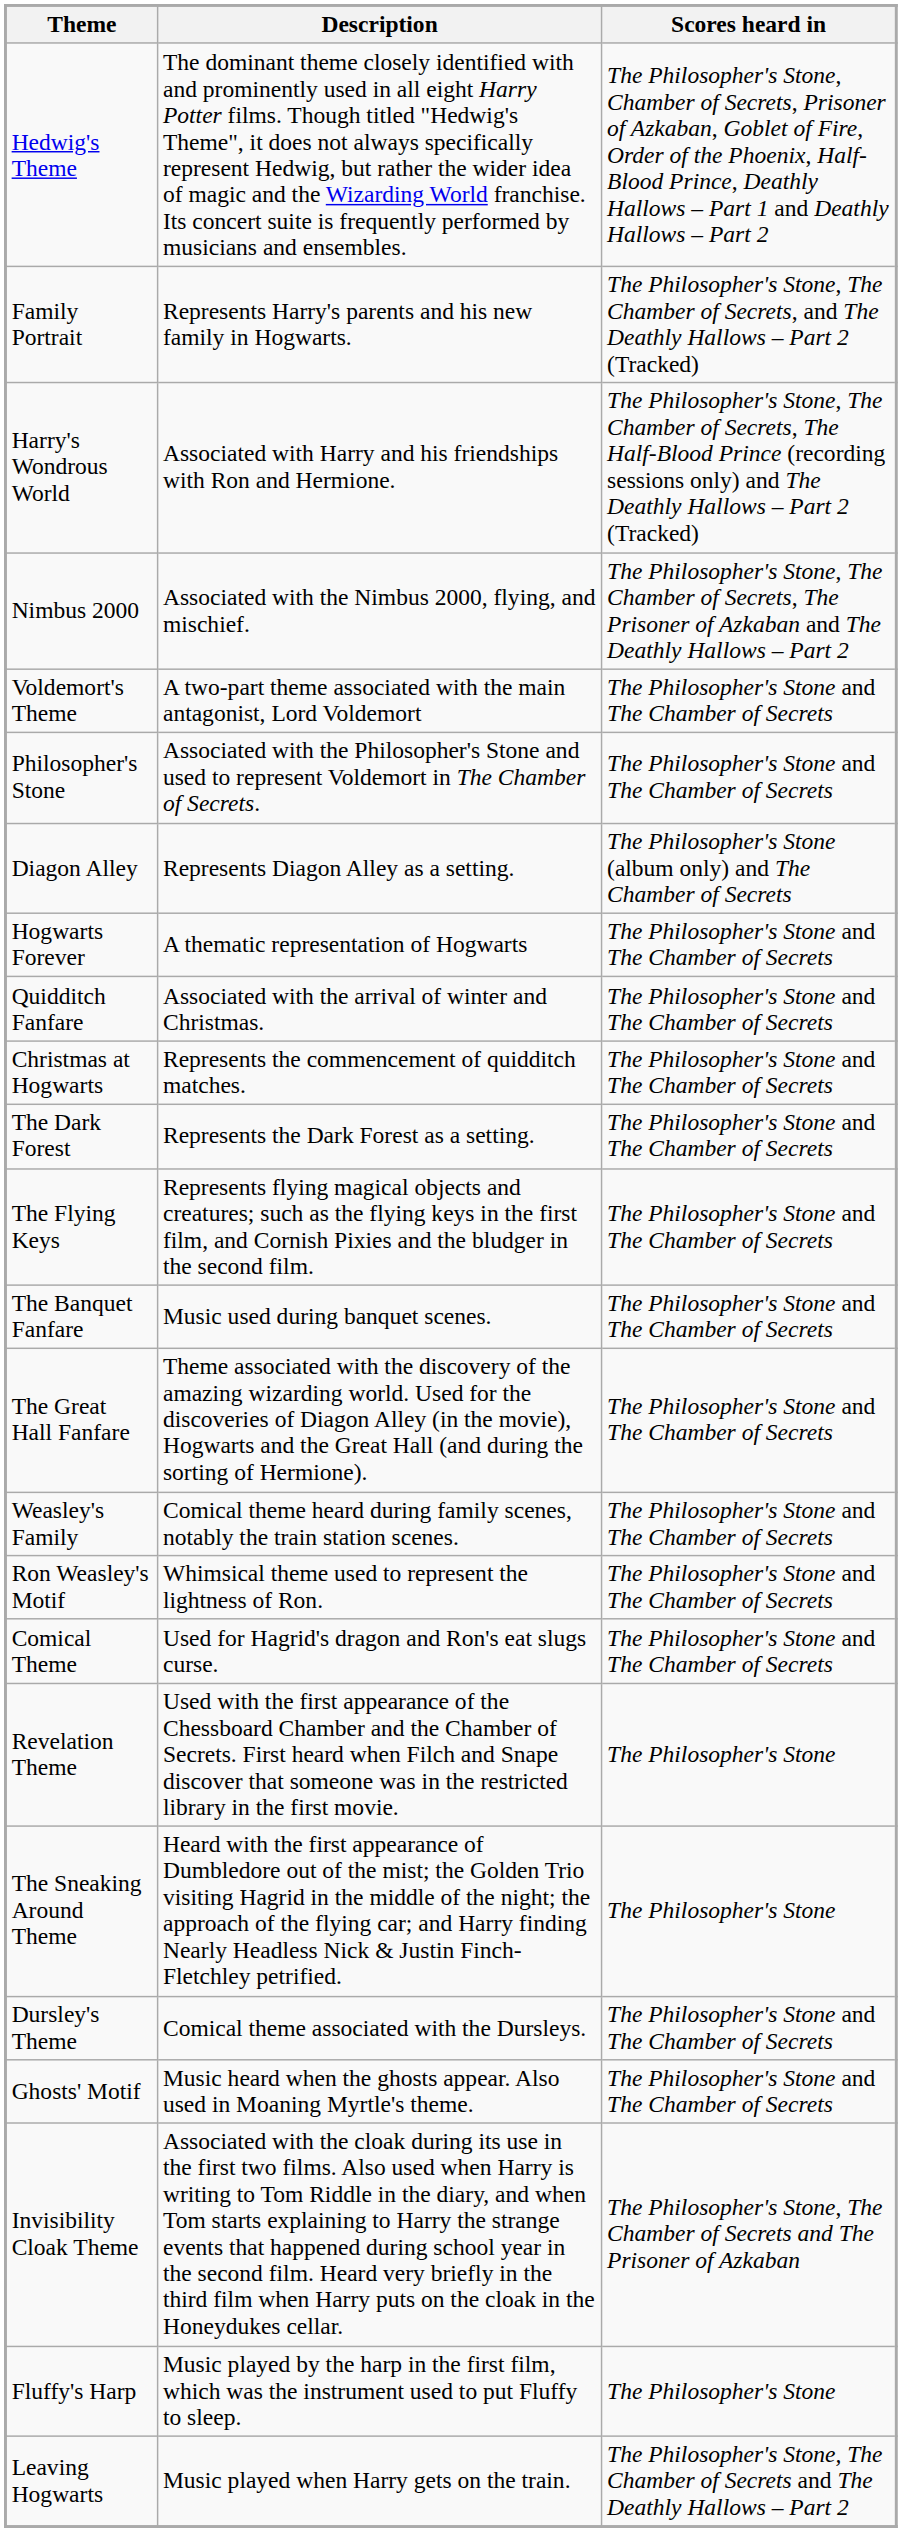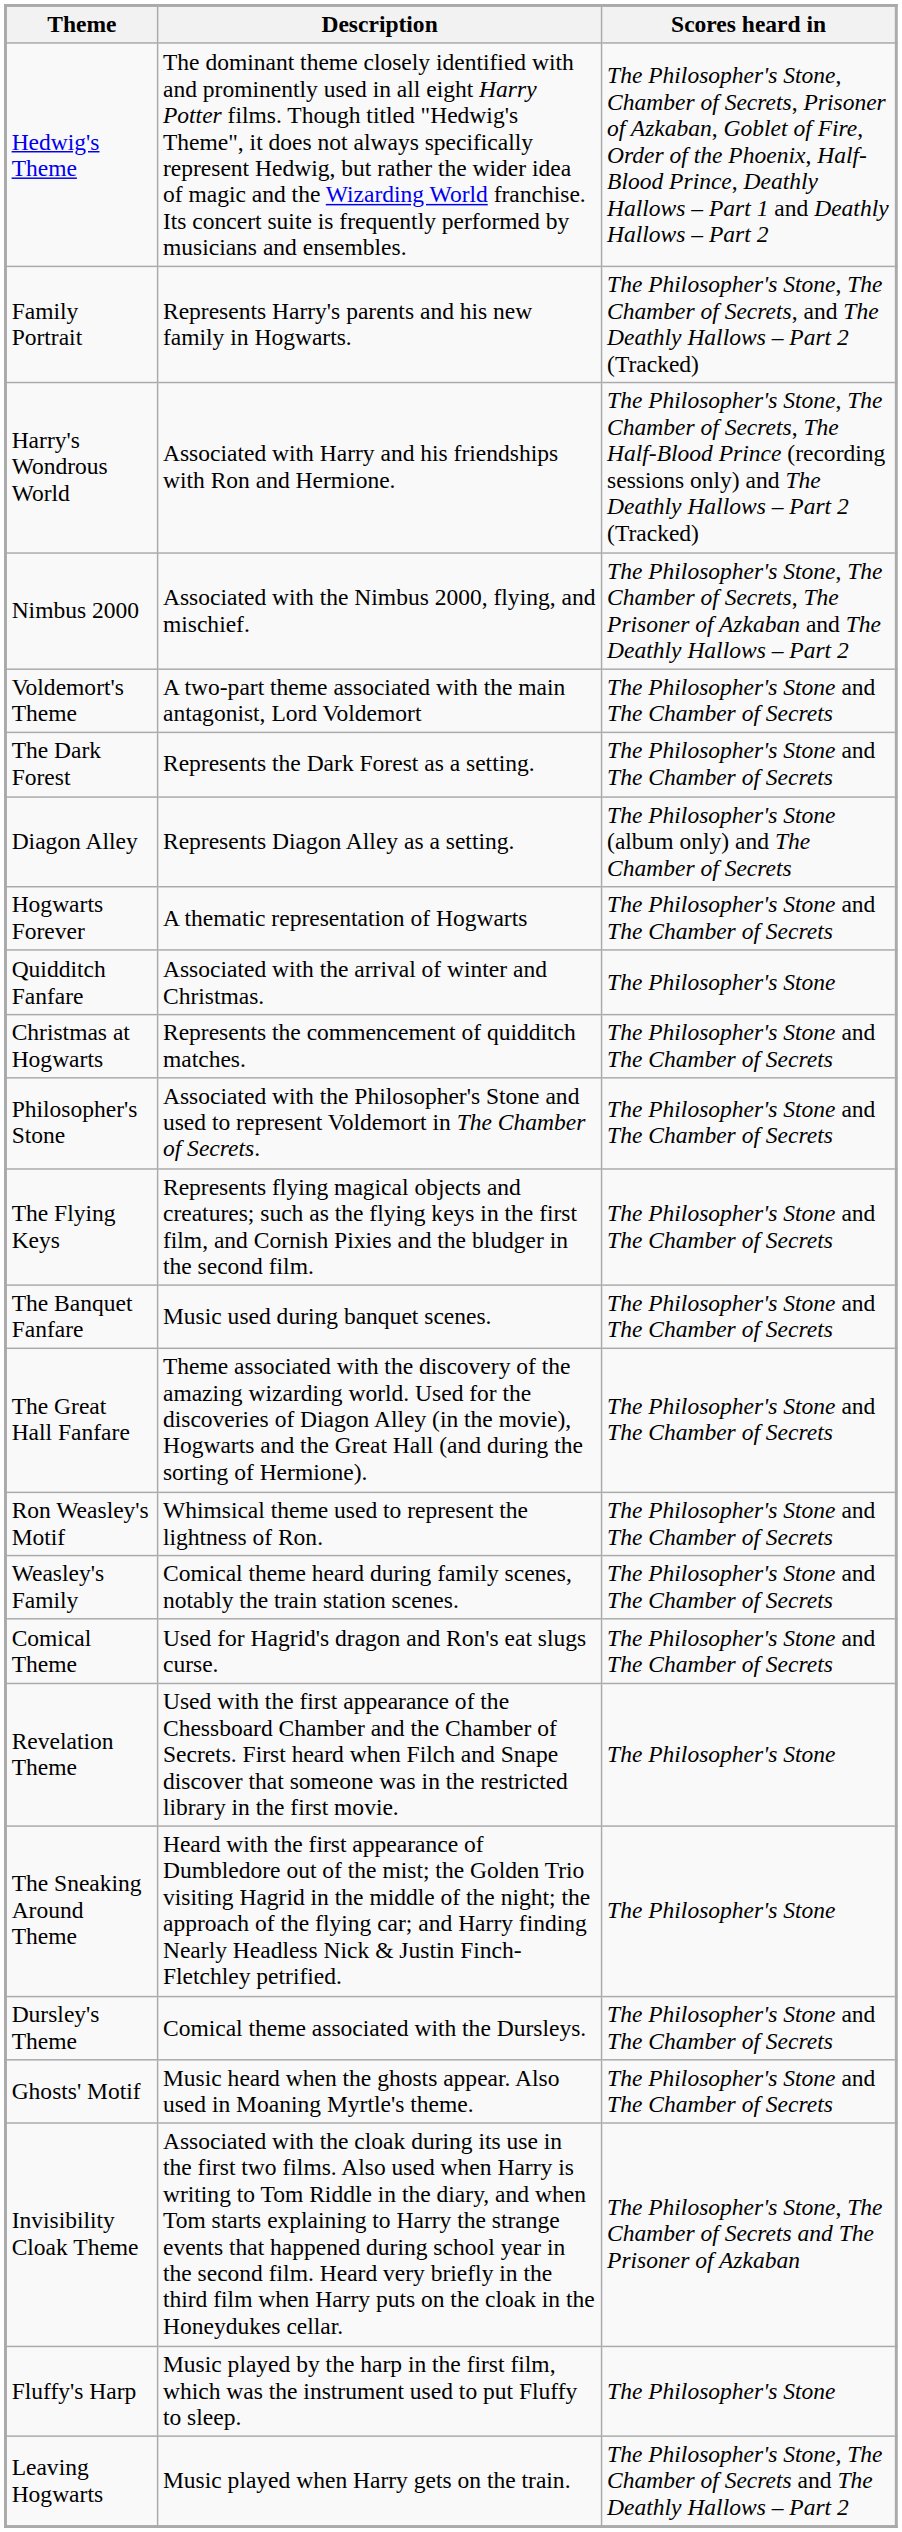rows swapped: (75, 777) <-> (56, 1136)
(741, 1008) The Philosopher's Stone and The Chamber of Secrets -> (721, 982) The Philosopher's Stone
rows swapped: (80, 1587) <-> (58, 1523)
